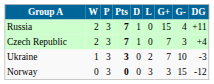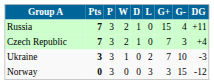columns swapped: (122, 12) <-> (93, 12)
